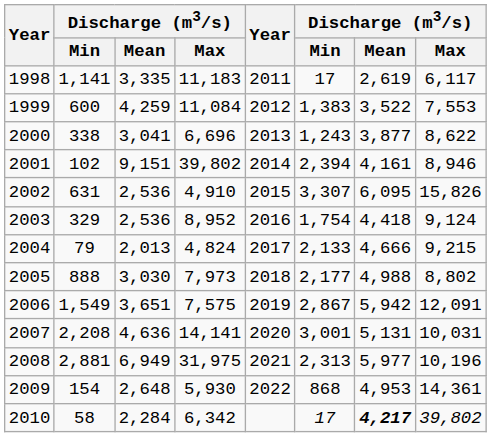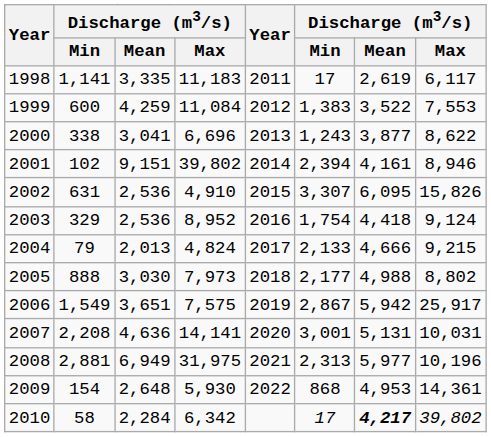(450, 305) 12,091 -> (450, 305) 25,917
